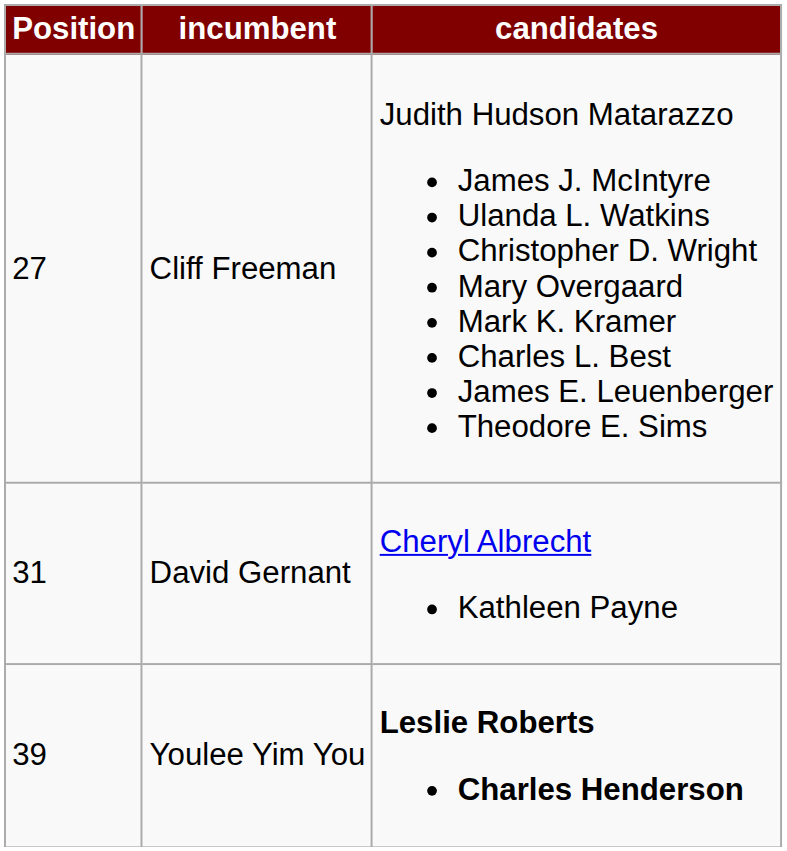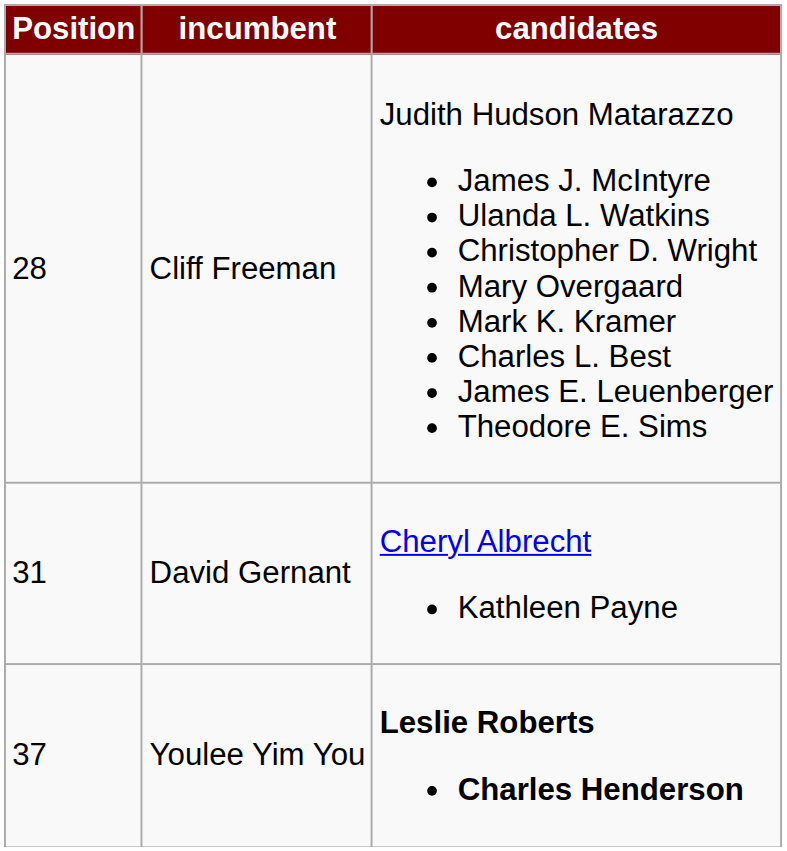(30, 267) 27 -> (30, 267) 28
(30, 754) 39 -> (30, 754) 37
